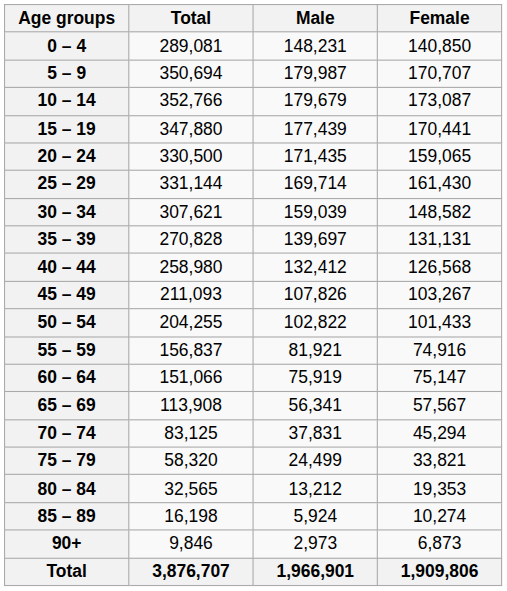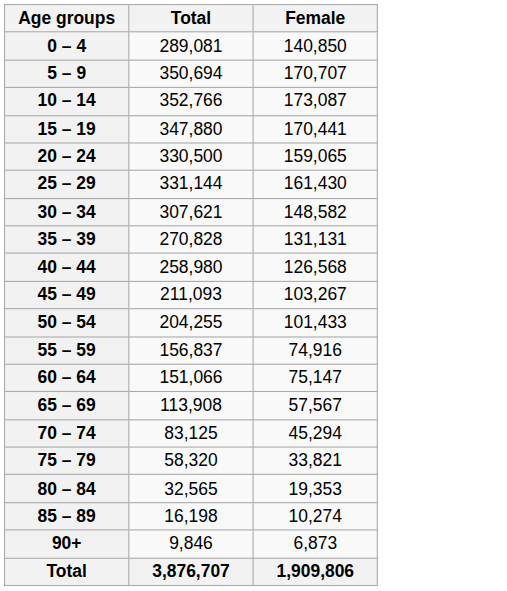- column: (315, 18)
